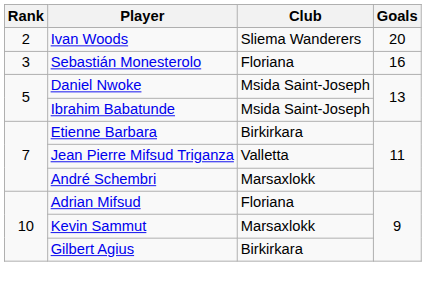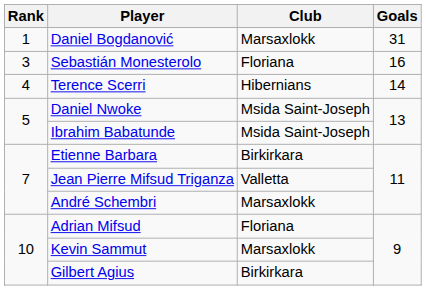+ row: (112, 39)
- row: (89, 39)
+ row: (98, 86)
